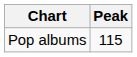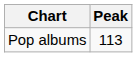(111, 39) 115 -> (111, 39) 113
